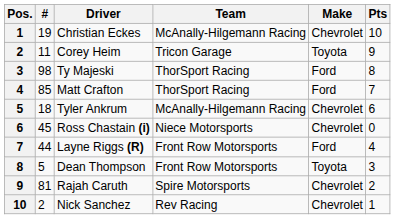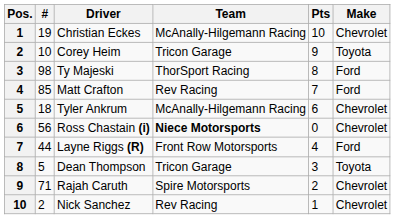columns swapped: (337, 14) <-> (378, 14)
(44, 52) 11 -> (45, 52) 10
(202, 90) ThorSport Racing -> (186, 90) Rev Racing
(45, 128) 45 -> (45, 128) 56
(204, 128) normal -> (208, 128) bold
(216, 166) Front Row Motorsports -> (193, 166) Tricon Garage
(45, 185) 81 -> (45, 185) 71
